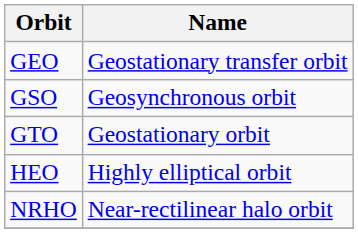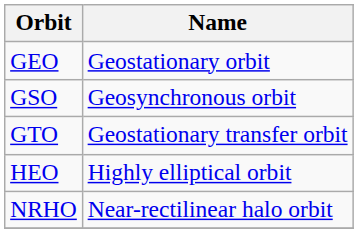(218, 60) Geostationary transfer orbit -> (179, 60) Geostationary orbit
(179, 135) Geostationary orbit -> (218, 135) Geostationary transfer orbit
